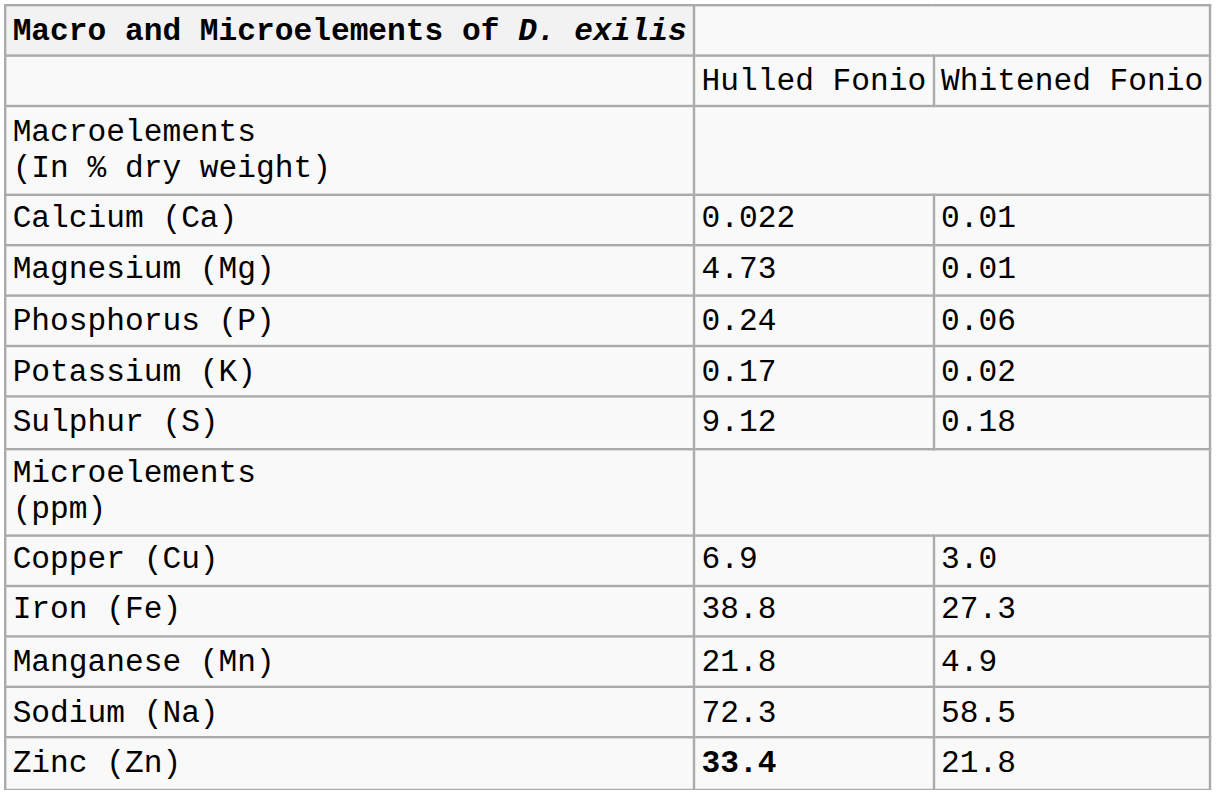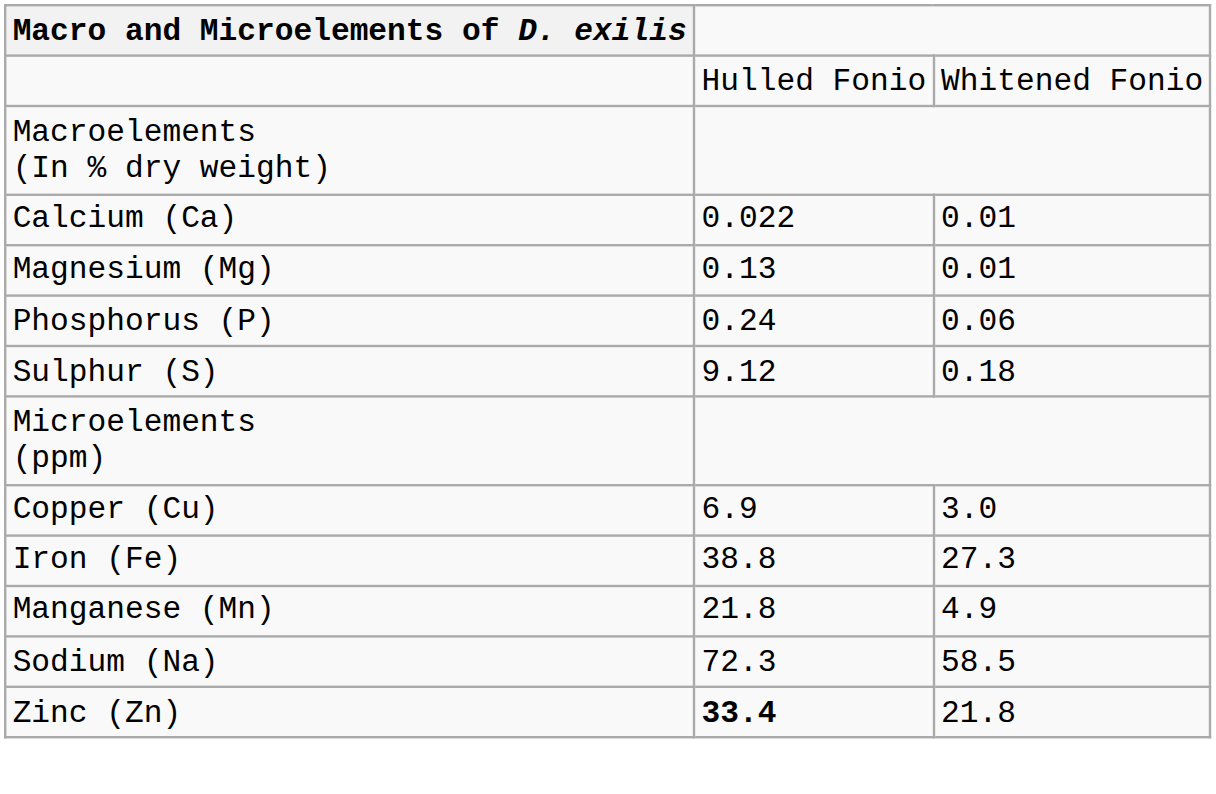(739, 270) 4.73 -> (739, 270) 0.13
- row: (134, 372)
